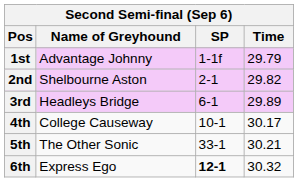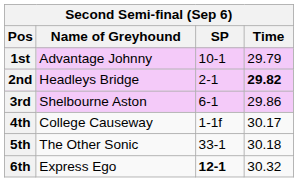(210, 58) 1-1f -> (212, 58) 10-1
(93, 79) Shelbourne Aston -> (89, 79) Headleys Bridge
(264, 79) normal -> (264, 79) bold
(89, 101) Headleys Bridge -> (93, 101) Shelbourne Aston
(264, 101) 29.89 -> (264, 101) 29.86
(212, 123) 10-1 -> (210, 123) 1-1f
(264, 144) 30.21 -> (264, 144) 30.18
